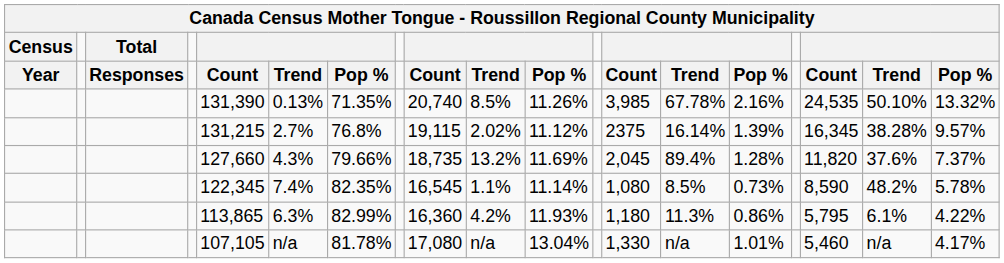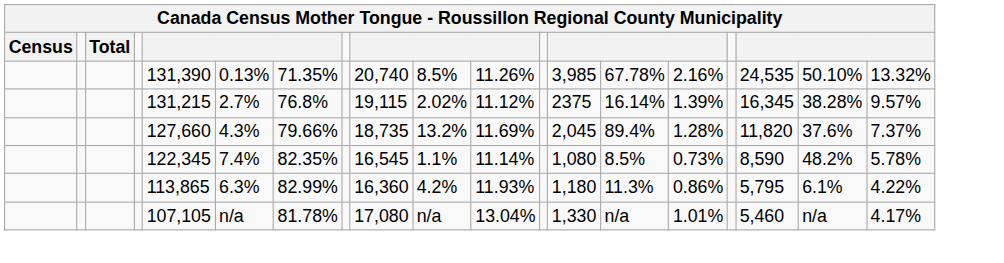- row: (41, 74)
